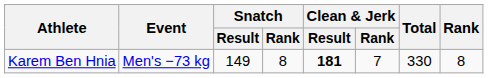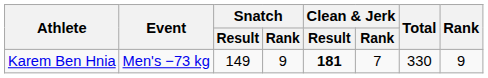(283, 62) 8 -> (283, 62) 9
(461, 62) 8 -> (461, 62) 9
